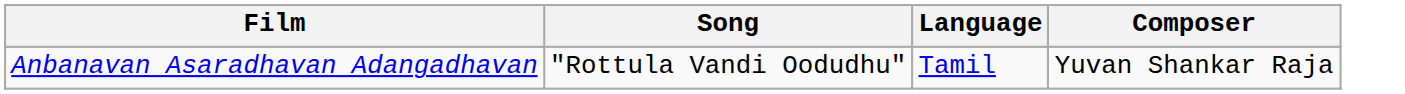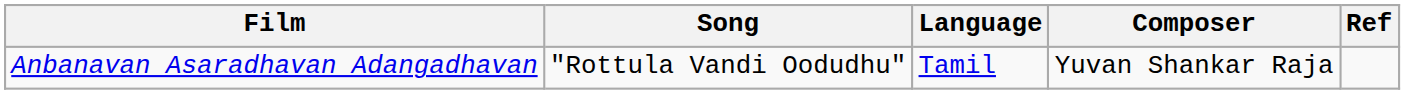+ column: (1369, 26)
